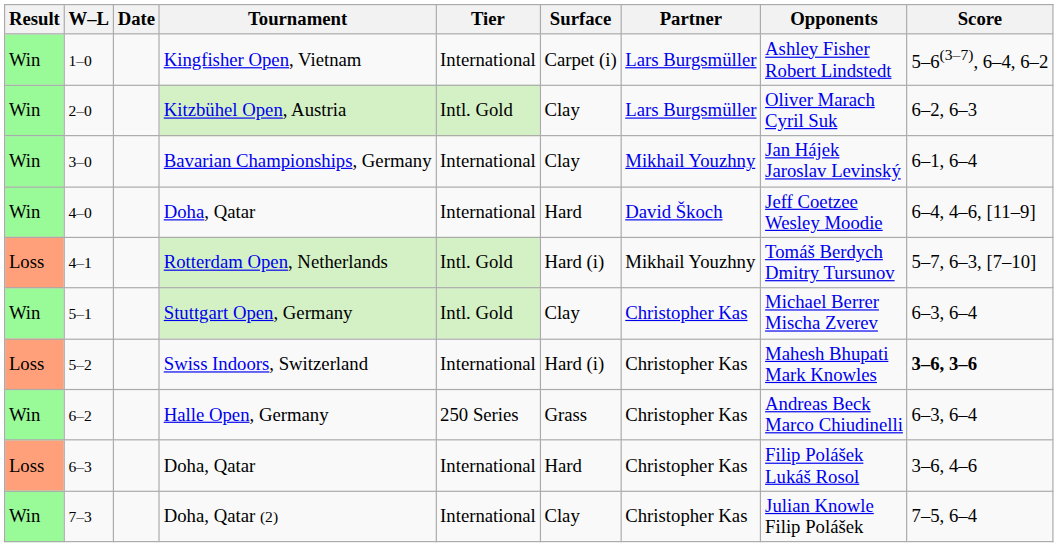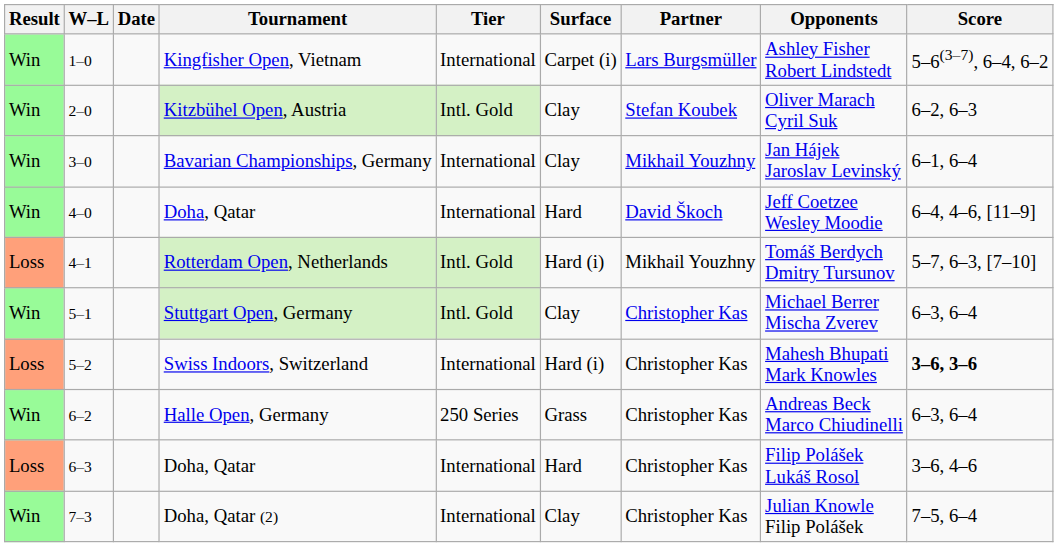(691, 110) Lars Burgsmüller -> (681, 110) Stefan Koubek
